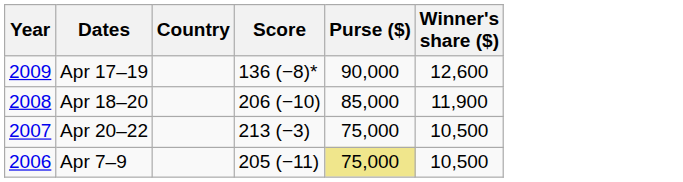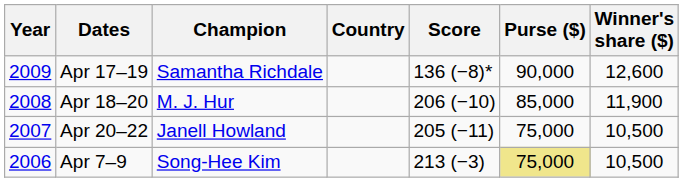+ column: (240, 30)
(274, 131) 213 (−3) -> (454, 131) 205 (−11)
(279, 161) 205 (−11) -> (449, 161) 213 (−3)
